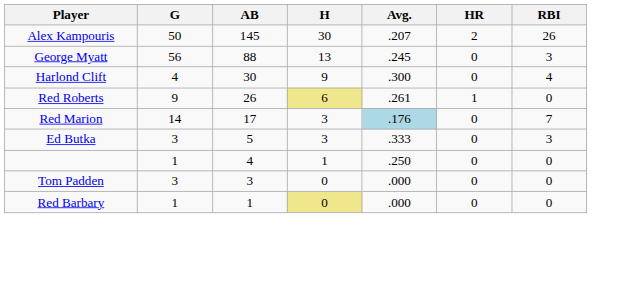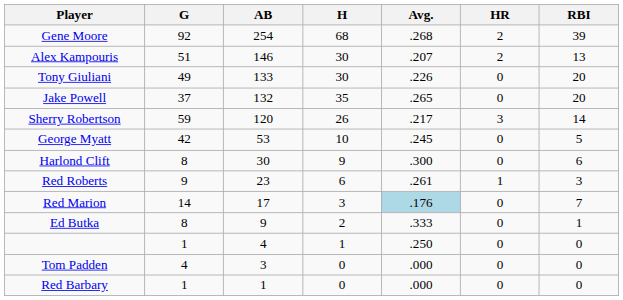+ row: (75, 35)
(175, 35) 50 -> (184, 56) 51
(250, 35) 145 -> (263, 56) 146
(549, 35) 26 -> (579, 56) 13
+ row: (75, 77)
+ row: (75, 98)
+ row: (75, 118)
(175, 56) 56 -> (184, 139) 42
(250, 56) 88 -> (263, 139) 53
(325, 56) 13 -> (342, 139) 10
(549, 56) 3 -> (579, 139) 5
(175, 77) 4 -> (184, 160) 8
(549, 77) 4 -> (579, 160) 6
(250, 98) 26 -> (263, 181) 23
(325, 98) khaki background -> (342, 181) no background
(549, 98) 0 -> (579, 181) 3
(175, 139) 3 -> (184, 222) 8
(250, 139) 5 -> (263, 222) 9
(325, 139) 3 -> (342, 222) 2
(549, 139) 3 -> (579, 222) 1
(175, 181) 3 -> (184, 264) 4
(325, 202) khaki background -> (342, 285) no background
